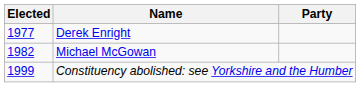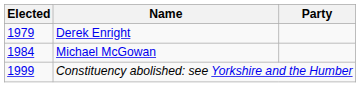(21, 33) 1977 -> (21, 33) 1979
(21, 52) 1982 -> (21, 52) 1984
